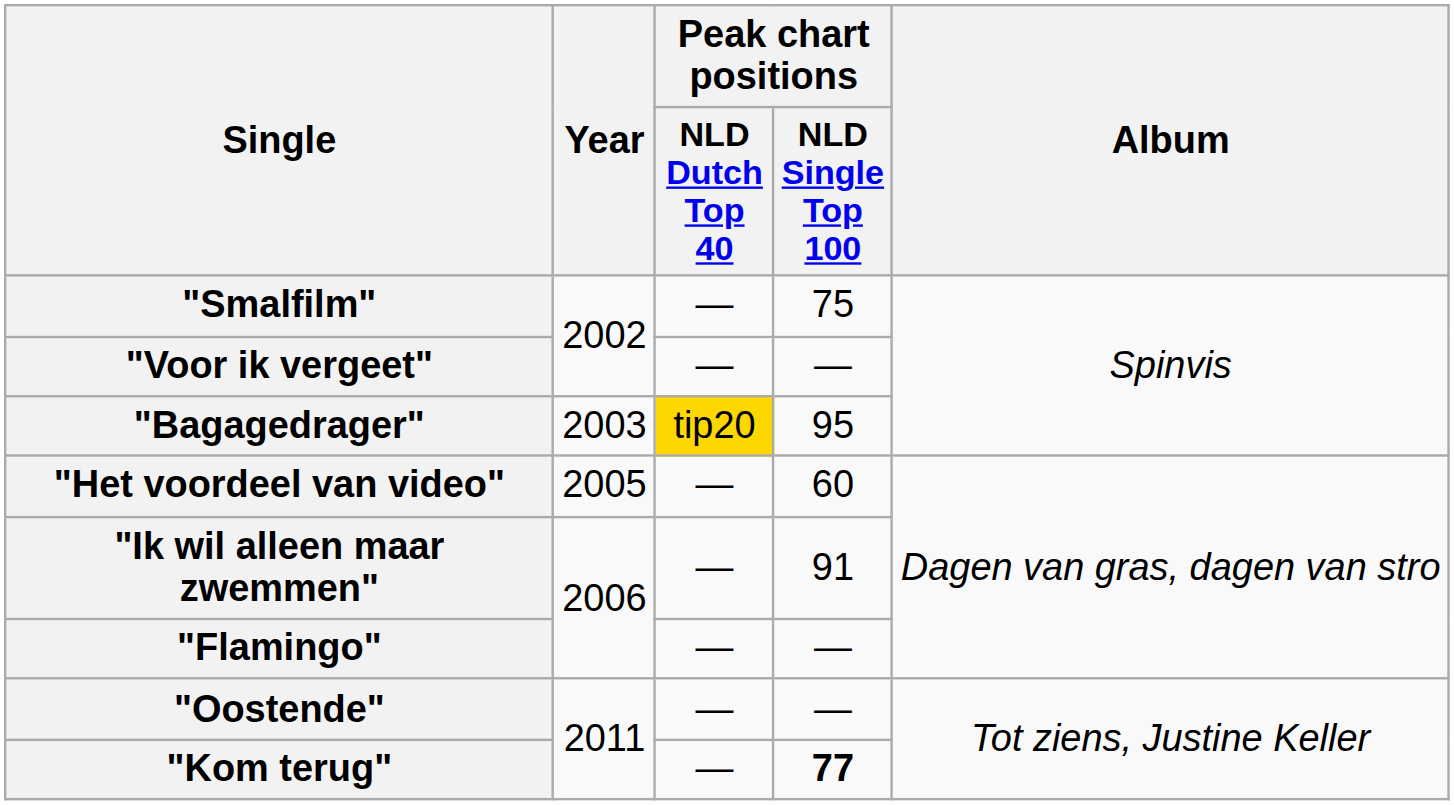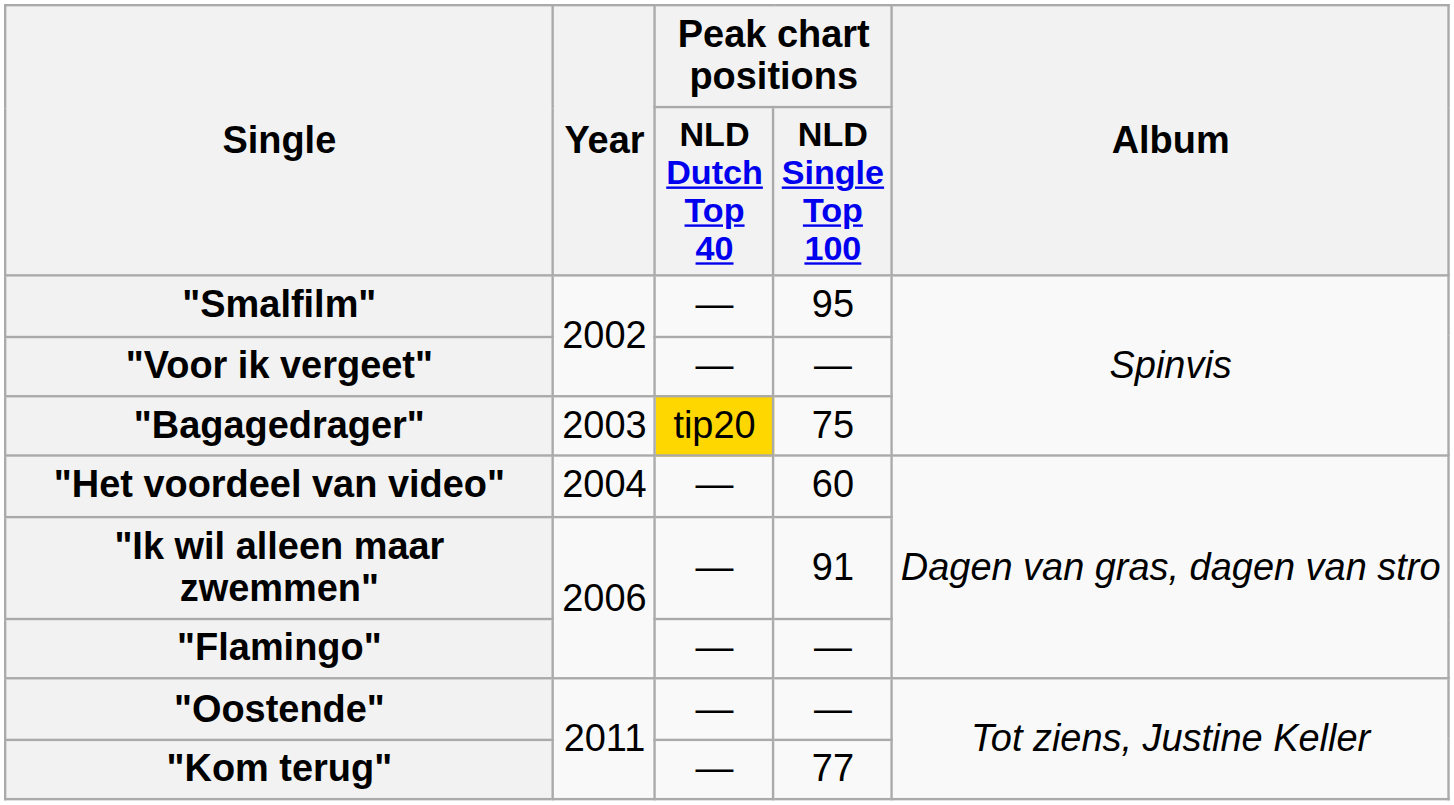(833, 305) 75 -> (833, 305) 95
(833, 425) 95 -> (833, 425) 75
(604, 485) 2005 -> (604, 485) 2004
(833, 768) bold -> (833, 768) normal
